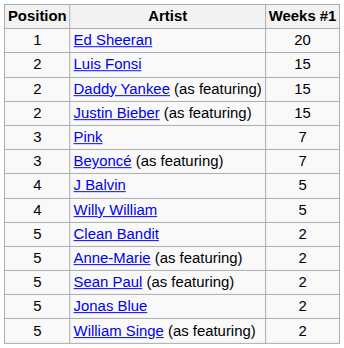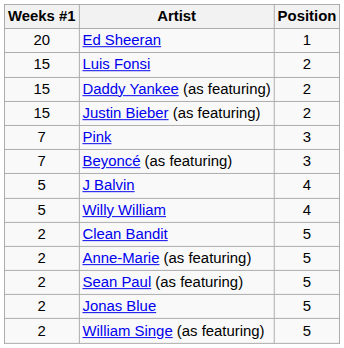columns swapped: (37, 16) <-> (303, 16)
